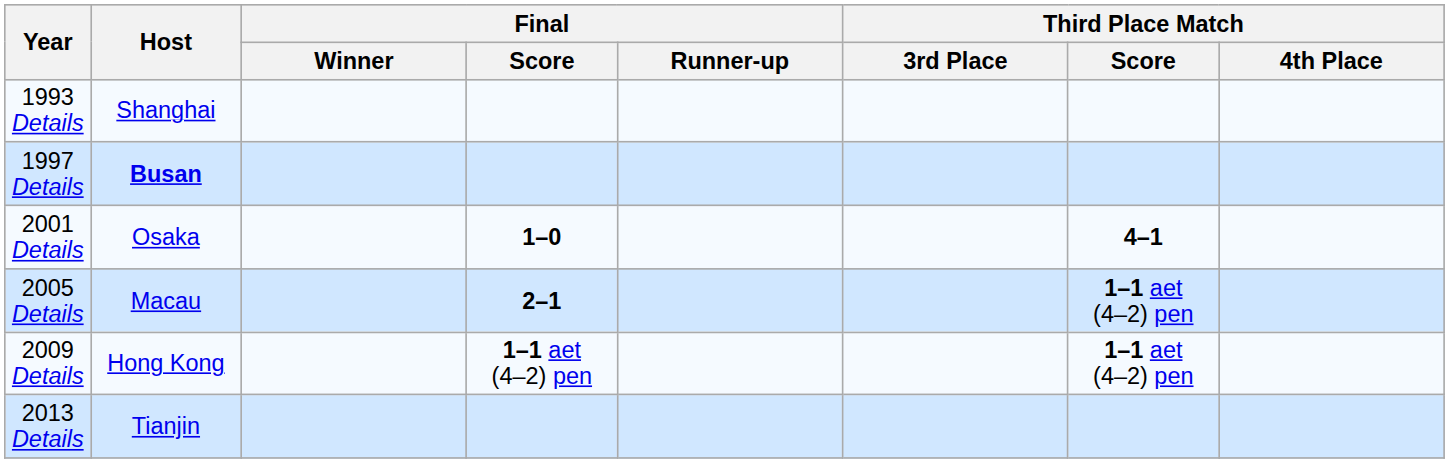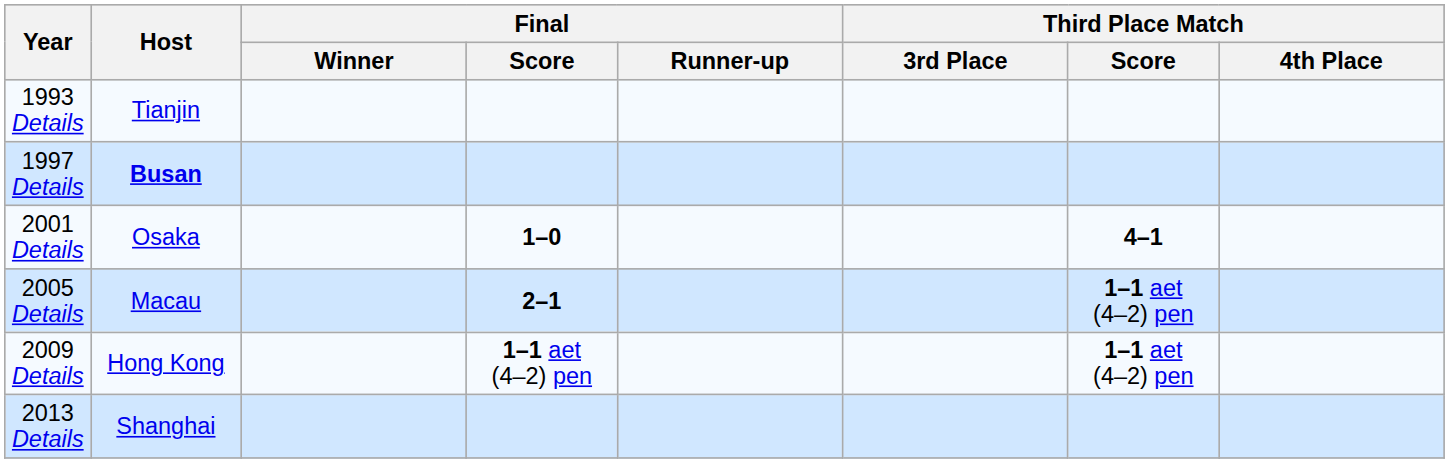(166, 111) Shanghai -> (166, 111) Tianjin
(166, 427) Tianjin -> (166, 427) Shanghai
